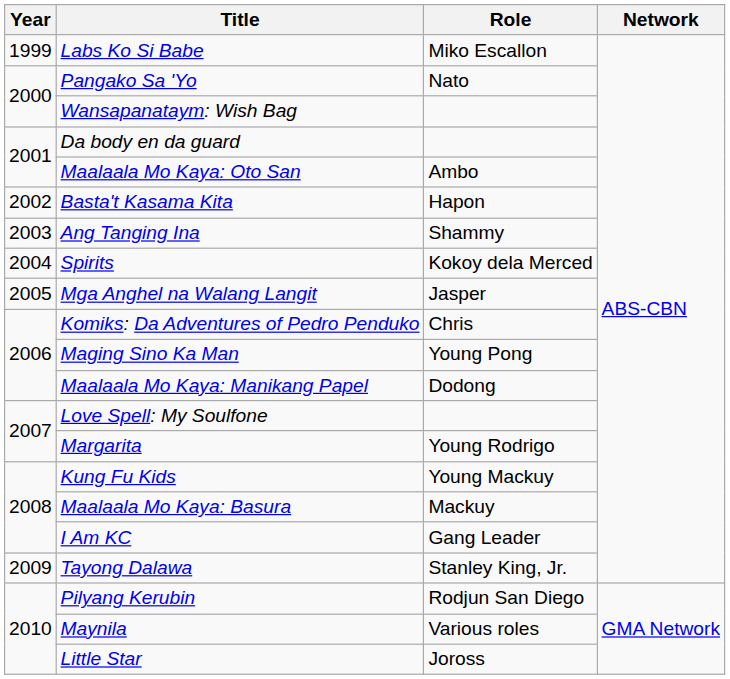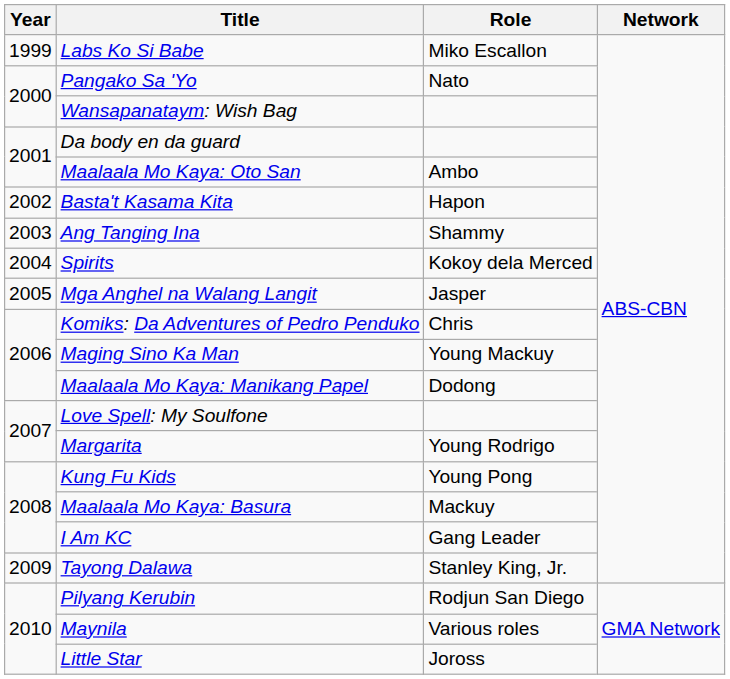(480, 354) Young Pong -> (491, 354) Young Mackuy
(491, 476) Young Mackuy -> (480, 476) Young Pong
